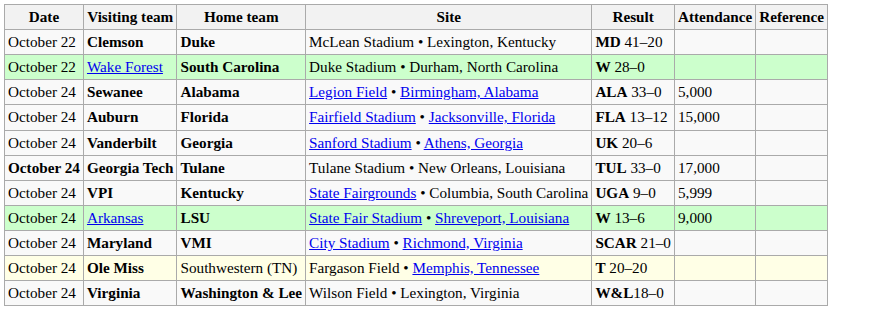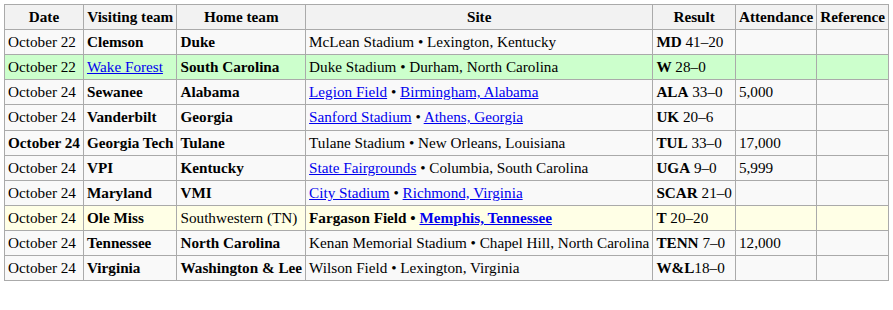- row: (113, 117)
- row: (115, 217)
(424, 267) normal -> (431, 217) bold
+ row: (119, 242)
